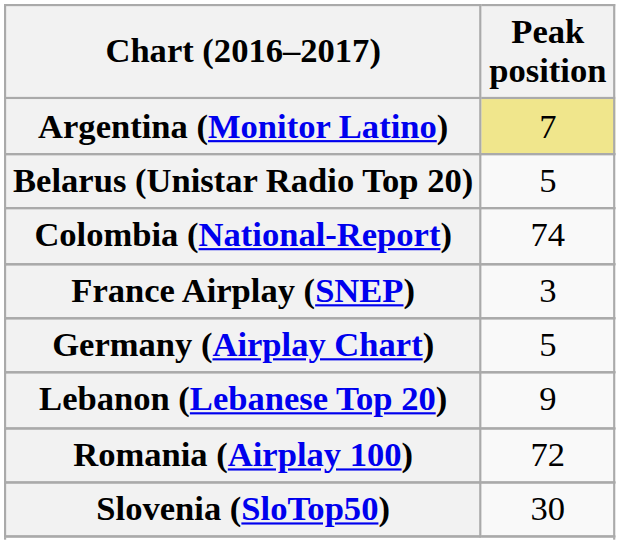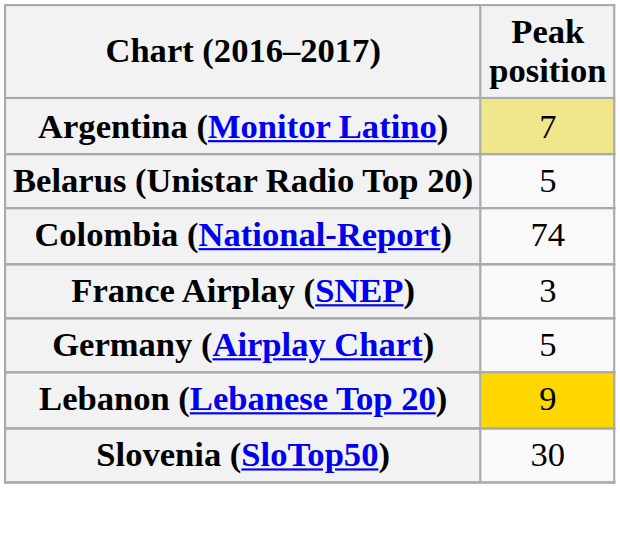(548, 399) no background -> (548, 399) gold background
- row: (243, 454)
